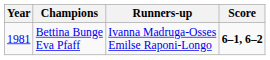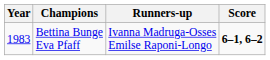(19, 38) 1981 -> (19, 38) 1983
